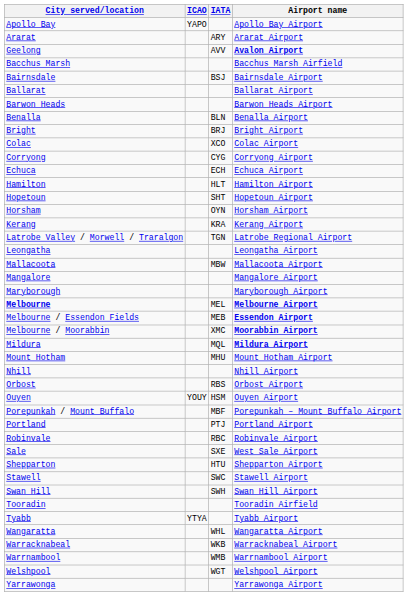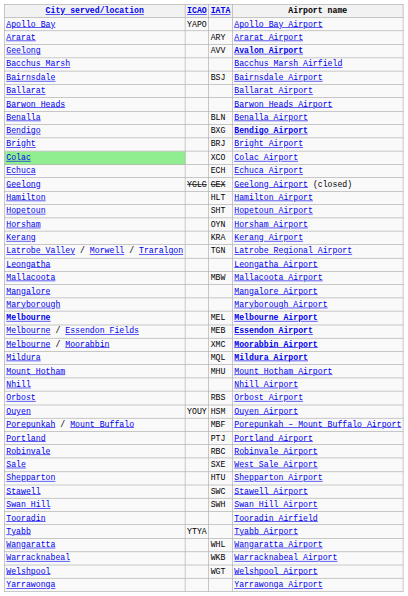+ row: (271, 131)
(19, 144) no background -> (19, 158) lightgreen background
- row: (274, 158)
+ row: (293, 185)
- row: (281, 558)
